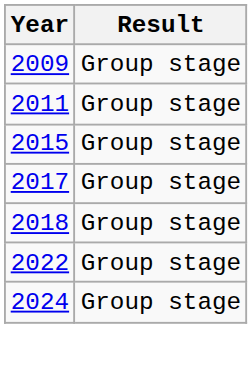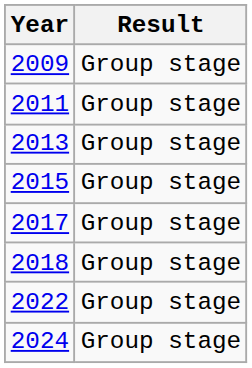+ row: (40, 144)
